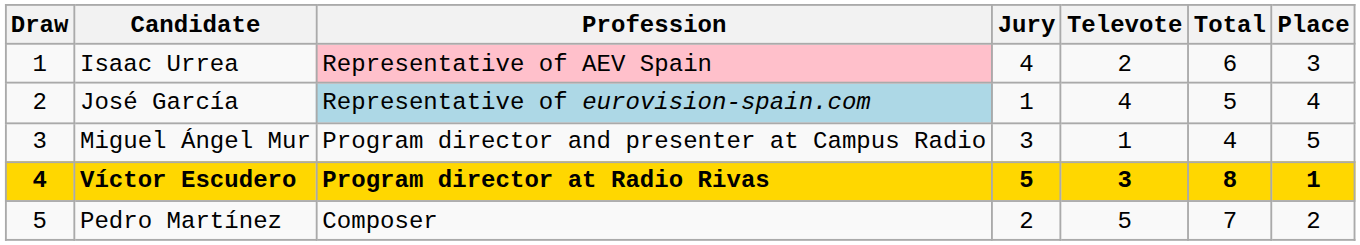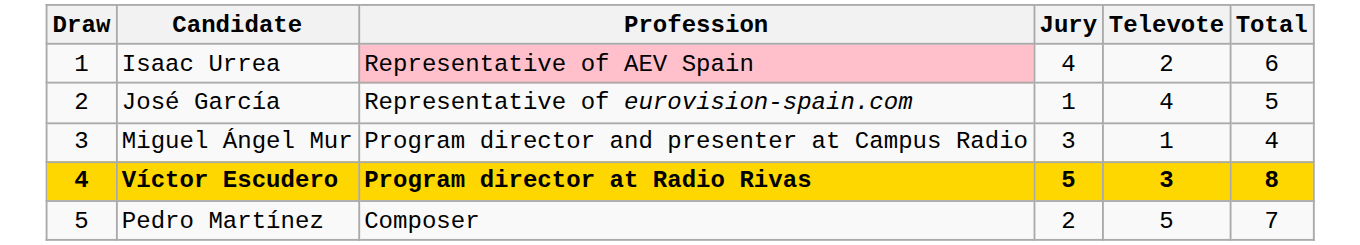- column: (1314, 25)
(597, 103) lightblue background -> (638, 103) no background
